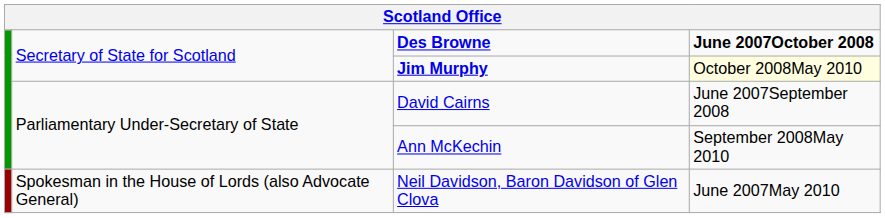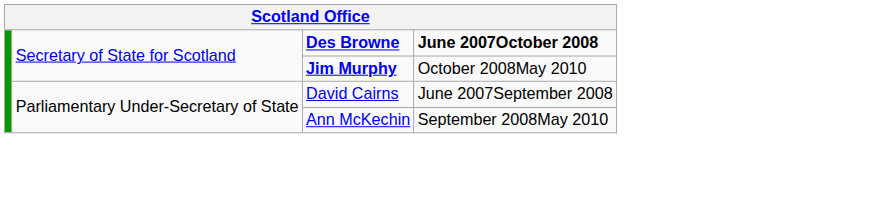(778, 68) lightyellow background -> (502, 68) no background
- row: (537, 190)
